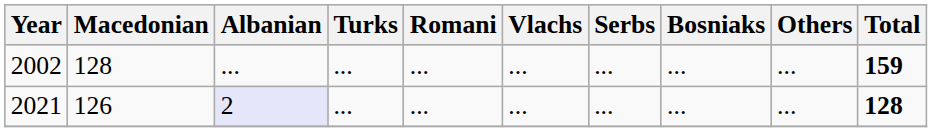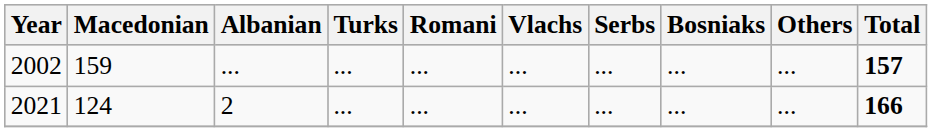(93, 65) 128 -> (93, 65) 159
(883, 65) 159 -> (883, 65) 157
(93, 106) 126 -> (93, 106) 124
(227, 106) lavender background -> (227, 106) no background
(883, 106) 128 -> (883, 106) 166
